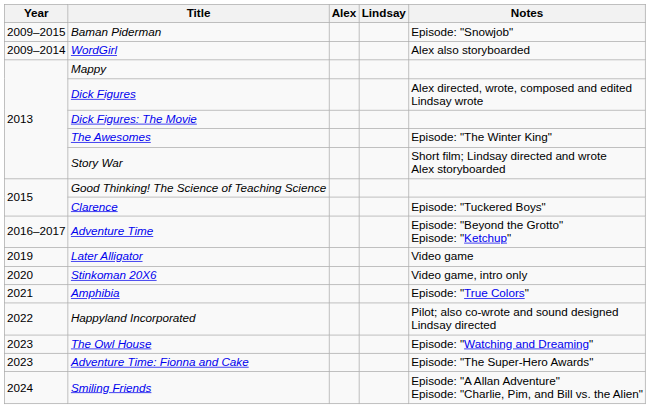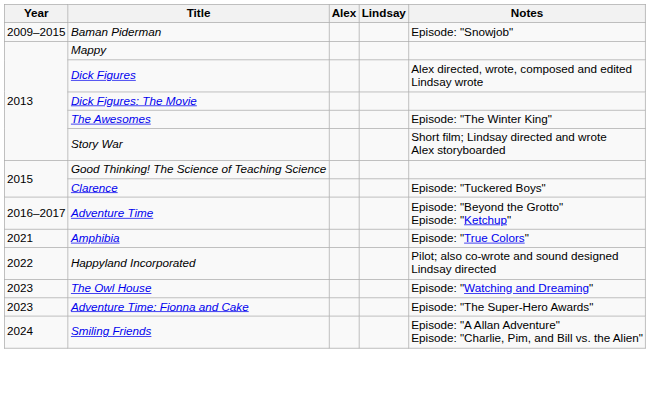- row: (94, 50)
- row: (107, 256)
- row: (114, 275)
